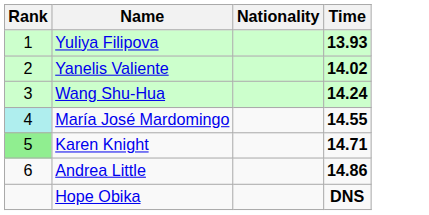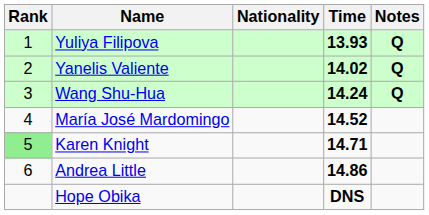+ column: (397, 17)
(28, 119) paleturquoise background -> (28, 119) no background
(347, 119) 14.55 -> (347, 119) 14.52
